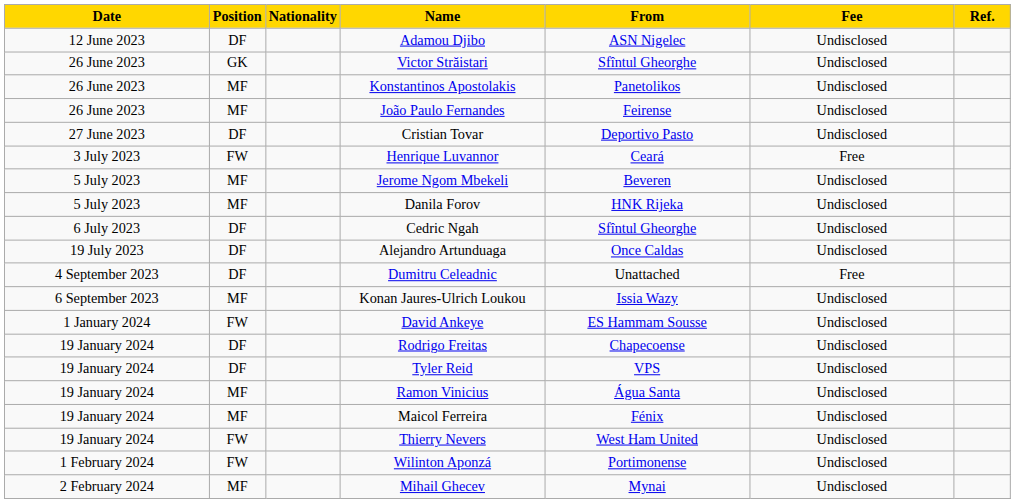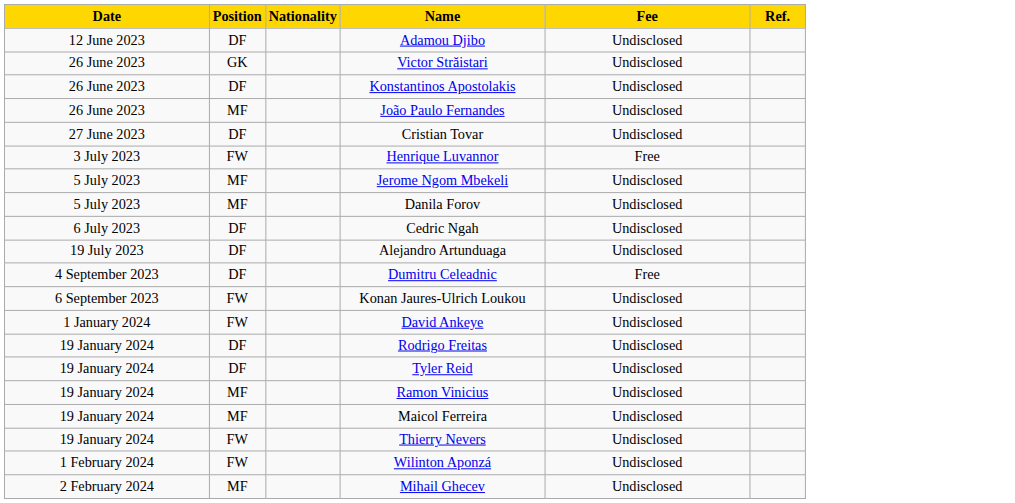- column: (647, 16)
(237, 87) MF -> (237, 87) DF
(237, 298) MF -> (237, 298) FW
